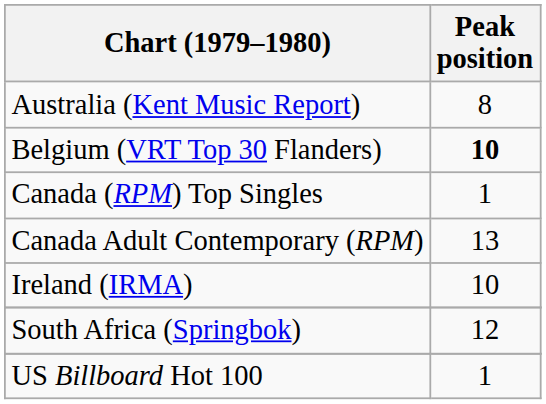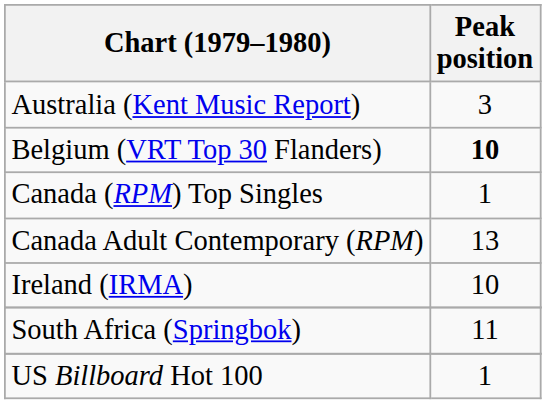(485, 104) 8 -> (485, 104) 3
(485, 330) 12 -> (485, 330) 11
